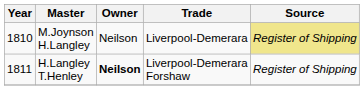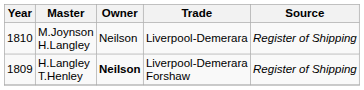(305, 38) khaki background -> (305, 38) no background
(19, 69) 1811 -> (20, 69) 1809
